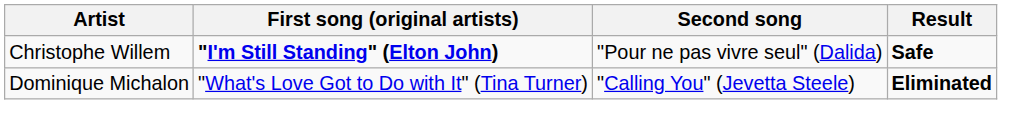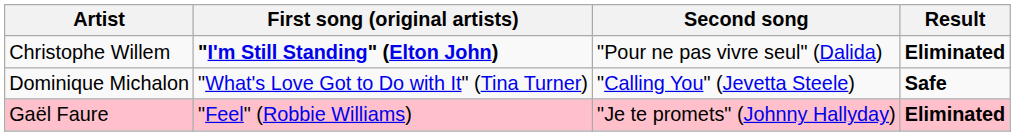(913, 51) Safe -> (955, 51) Eliminated
(942, 83) Eliminated -> (926, 83) Safe
+ row: (59, 114)
